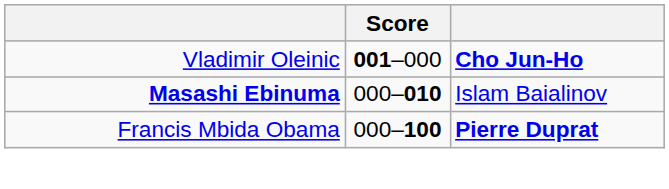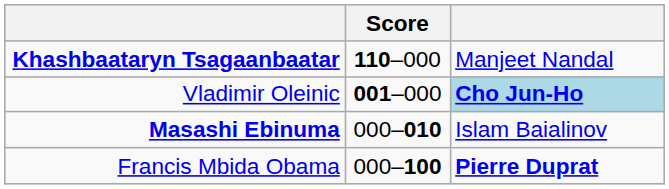+ row: (176, 59)
(519, 59) no background -> (519, 94) lightblue background
